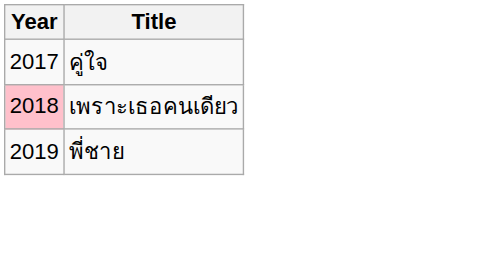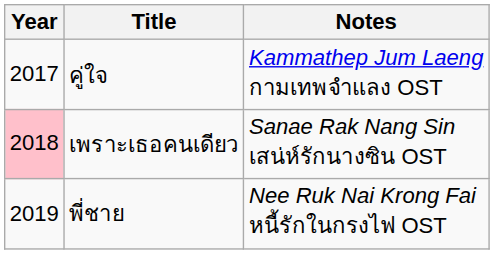+ column: (366, 22)
